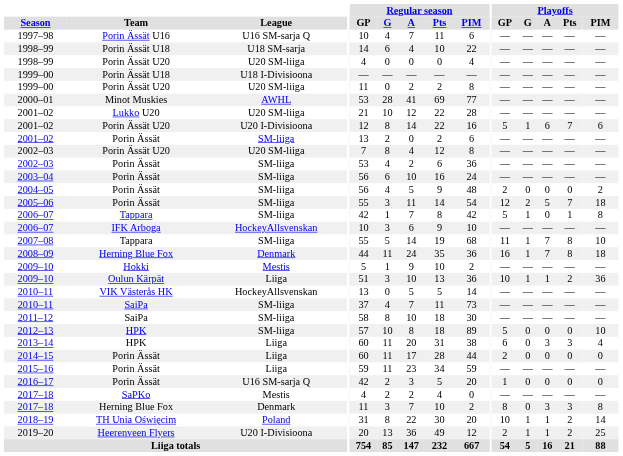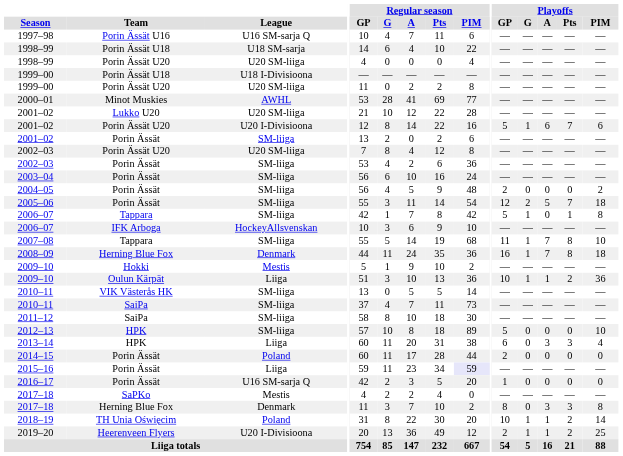(276, 292) HockeyAllsvenskan -> (276, 292) SM-liiga
(276, 356) Liiga -> (276, 356) Poland
(472, 368) no background -> (472, 368) lavender background
